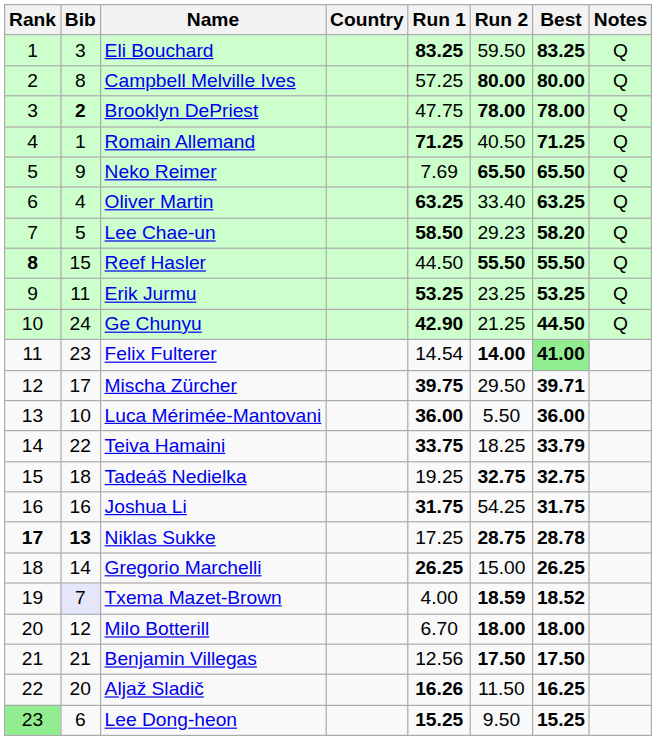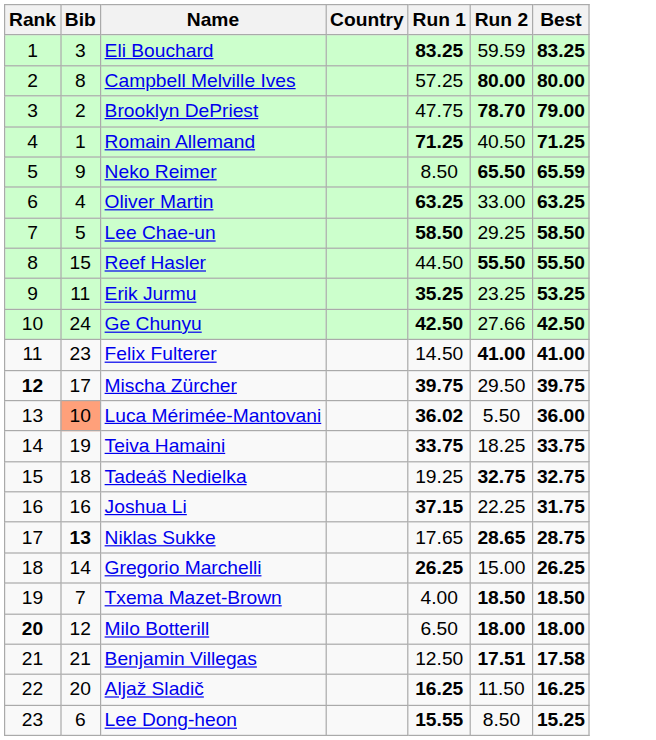- column: (621, 19)
(501, 50) 59.50 -> (501, 50) 59.59
(80, 111) bold -> (80, 111) normal
(501, 111) 78.00 -> (501, 111) 78.70
(561, 111) 78.00 -> (561, 111) 79.00
(439, 171) 7.69 -> (439, 171) 8.50
(561, 171) 65.50 -> (561, 171) 65.59
(501, 202) 33.40 -> (501, 202) 33.00
(501, 232) 29.23 -> (501, 232) 29.25
(561, 232) 58.20 -> (561, 232) 58.50
(32, 263) bold -> (32, 263) normal
(439, 293) 53.25 -> (439, 293) 35.25
(439, 324) 42.90 -> (439, 324) 42.50
(501, 324) 21.25 -> (501, 324) 27.66
(561, 324) 44.50 -> (561, 324) 42.50
(439, 354) 14.54 -> (439, 354) 14.50
(501, 354) 14.00 -> (501, 354) 41.00
(561, 354) lightgreen background -> (561, 354) no background
(32, 385) normal -> (32, 385) bold
(561, 385) 39.71 -> (561, 385) 39.75
(80, 415) no background -> (80, 415) lightsalmon background
(439, 415) 36.00 -> (439, 415) 36.02
(80, 446) 22 -> (80, 446) 19
(561, 446) 33.79 -> (561, 446) 33.75
(439, 506) 31.75 -> (439, 506) 37.15
(501, 506) 54.25 -> (501, 506) 22.25
(32, 537) bold -> (32, 537) normal
(439, 537) 17.25 -> (439, 537) 17.65
(501, 537) 28.75 -> (501, 537) 28.65
(561, 537) 28.78 -> (561, 537) 28.75
(80, 598) lavender background -> (80, 598) no background
(501, 598) 18.59 -> (501, 598) 18.50
(561, 598) 18.52 -> (561, 598) 18.50
(32, 628) normal -> (32, 628) bold
(439, 628) 6.70 -> (439, 628) 6.50
(439, 659) 12.56 -> (439, 659) 12.50
(501, 659) 17.50 -> (501, 659) 17.51
(561, 659) 17.50 -> (561, 659) 17.58
(439, 689) 16.26 -> (439, 689) 16.25
(32, 720) lightgreen background -> (32, 720) no background
(439, 720) 15.25 -> (439, 720) 15.55
(501, 720) 9.50 -> (501, 720) 8.50
